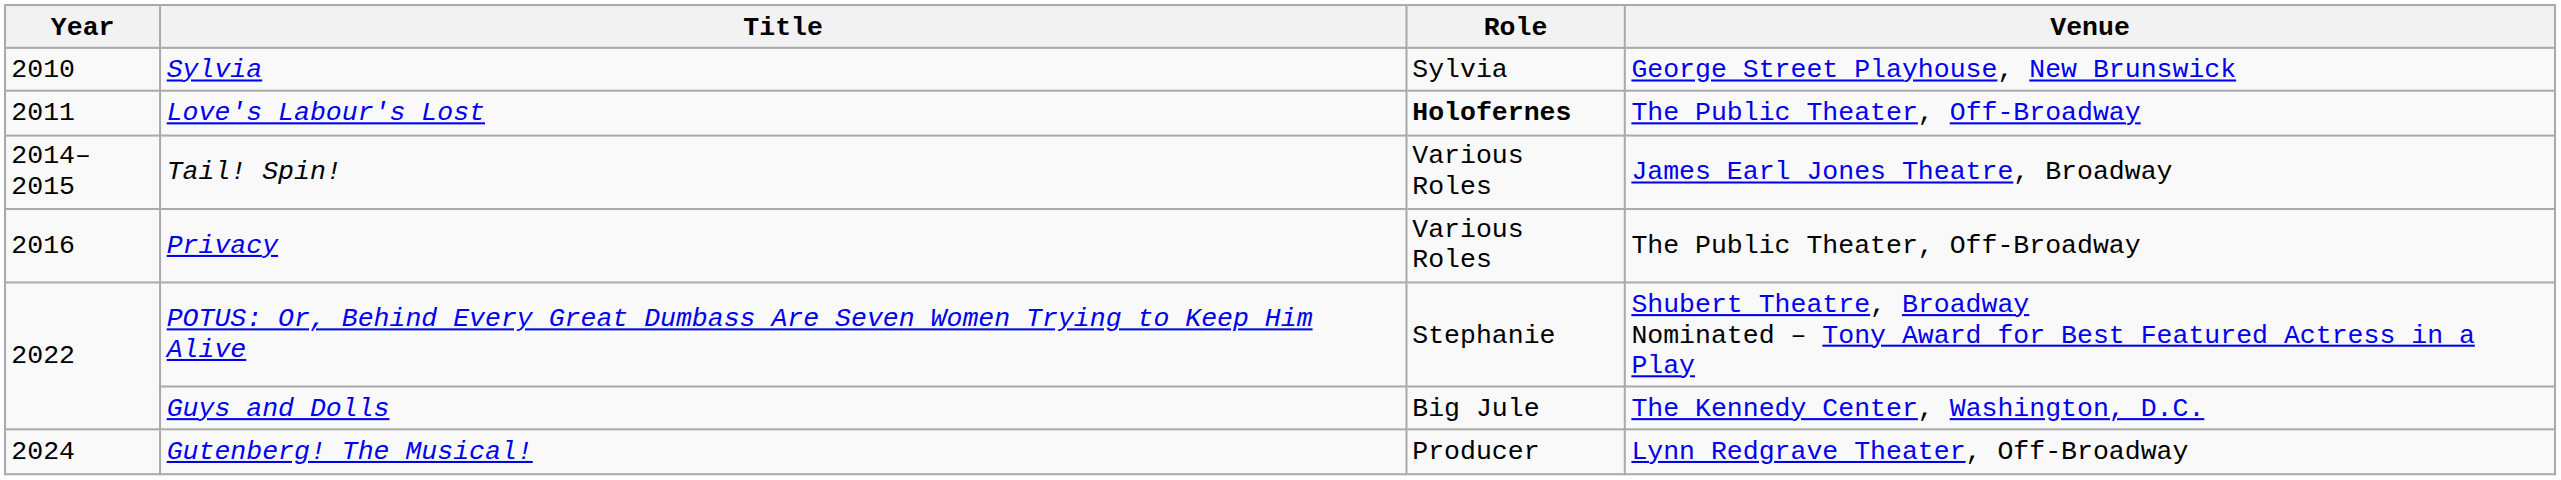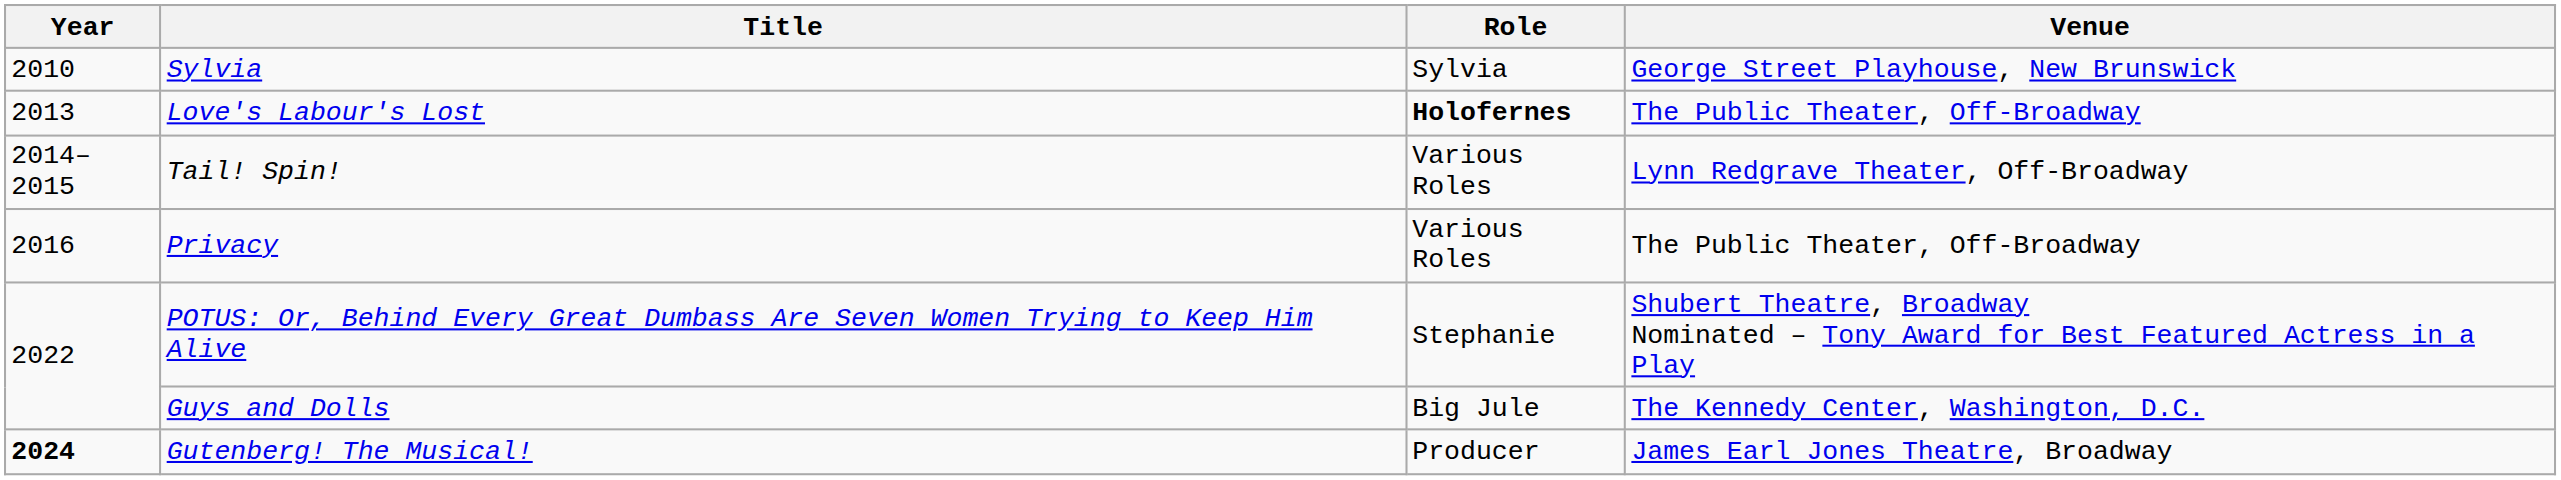(43, 113) 2011 -> (43, 113) 2013
(1902, 172) James Earl Jones Theatre, Broadway -> (1910, 172) Lynn Redgrave Theater, Off-Broadway
(43, 452) normal -> (43, 452) bold
(1910, 452) Lynn Redgrave Theater, Off-Broadway -> (1902, 452) James Earl Jones Theatre, Broadway
